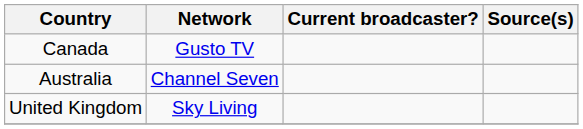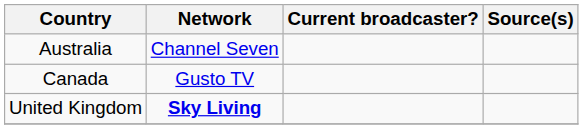rows swapped: (75, 78) <-> (75, 49)
(215, 108) normal -> (215, 108) bold
